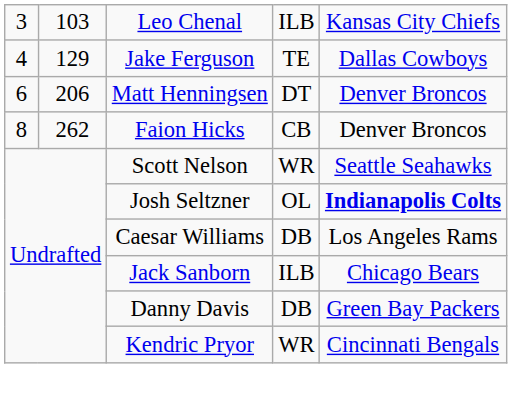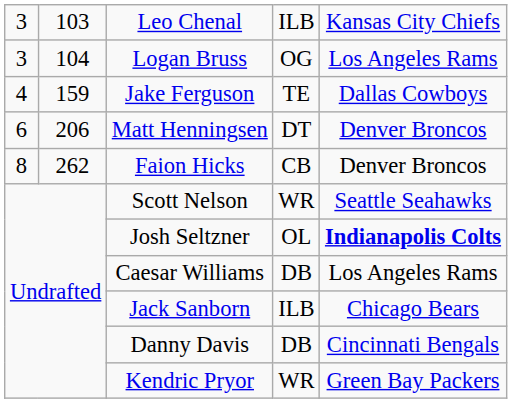+ row: (190, 58)
(72, 58) 129 -> (72, 93) 159
(413, 308) Green Bay Packers -> (413, 344) Cincinnati Bengals
(413, 344) Cincinnati Bengals -> (413, 380) Green Bay Packers
